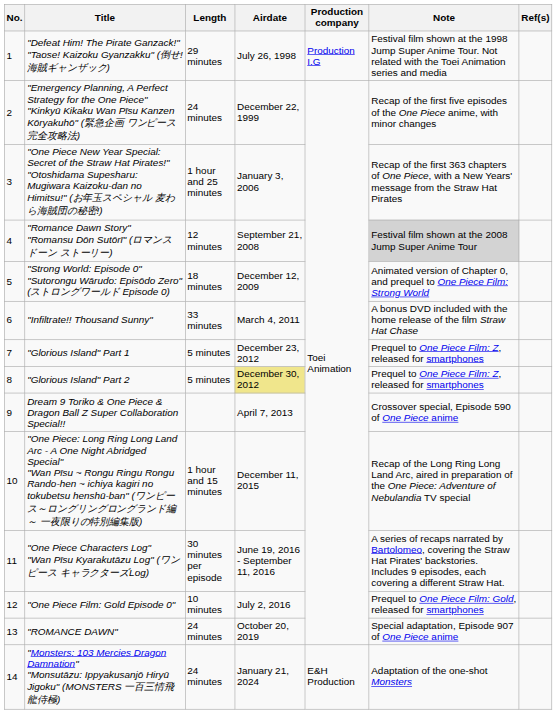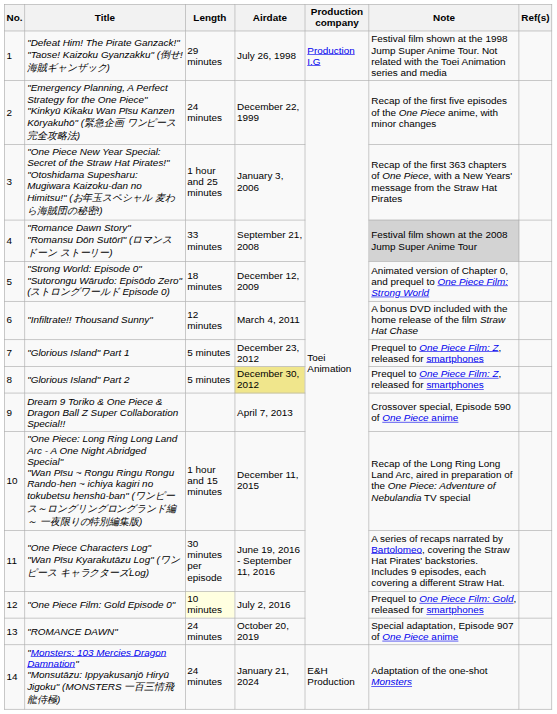(205, 240) 12 minutes -> (205, 240) 33 minutes
(205, 320) 33 minutes -> (205, 320) 12 minutes
(205, 604) no background -> (205, 604) lightyellow background
